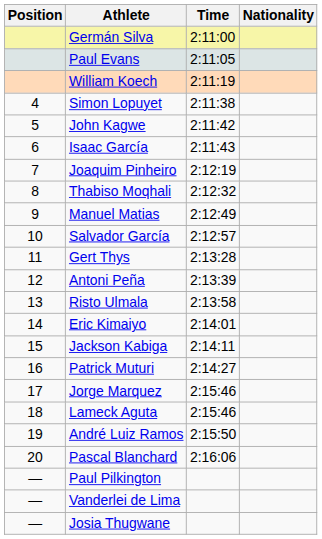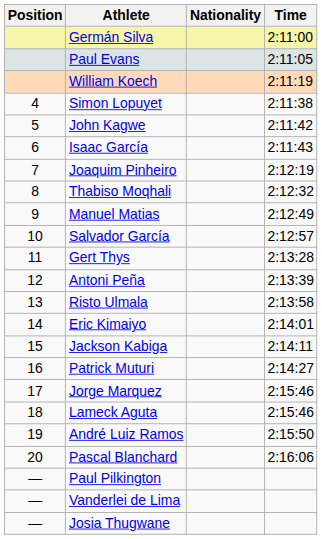columns swapped: (278, 15) <-> (213, 15)
